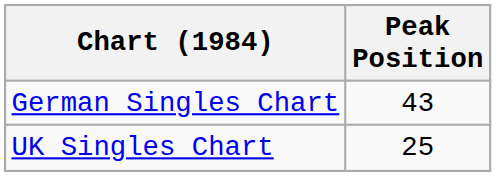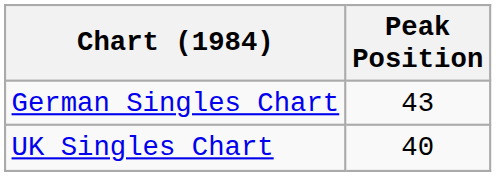(418, 148) 25 -> (418, 148) 40
